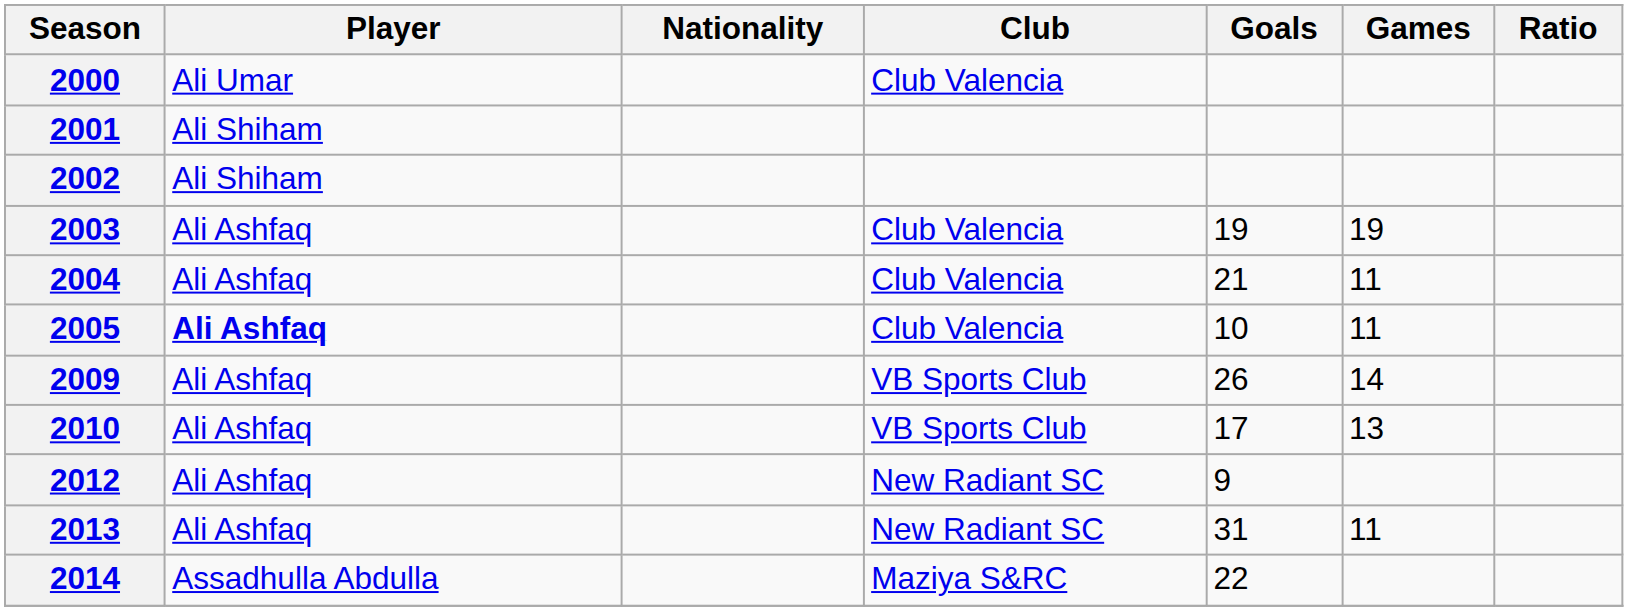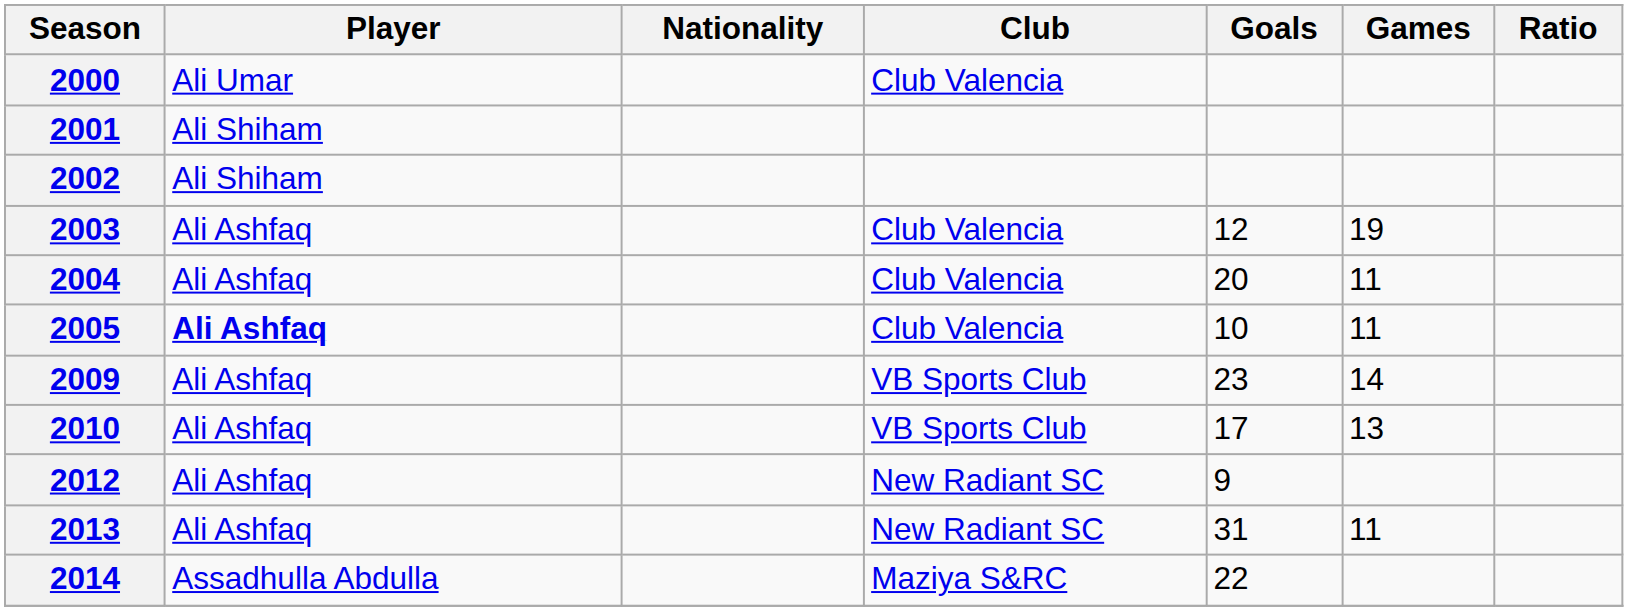(1231, 229) 19 -> (1231, 229) 12
(1231, 279) 21 -> (1231, 279) 20
(1231, 379) 26 -> (1231, 379) 23
